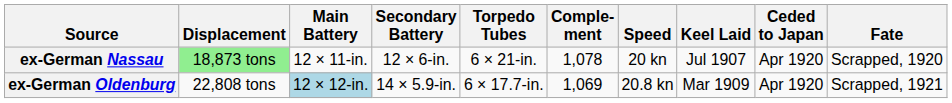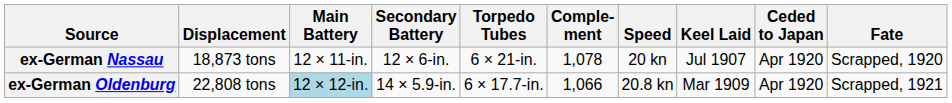(234, 60) lightgreen background -> (234, 60) no background
(583, 85) 1,069 -> (583, 85) 1,066
